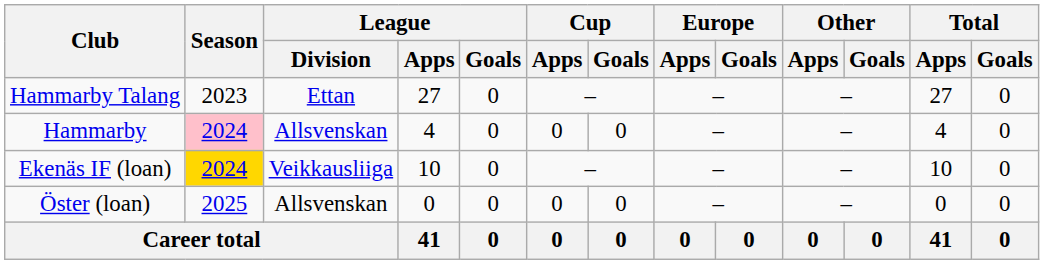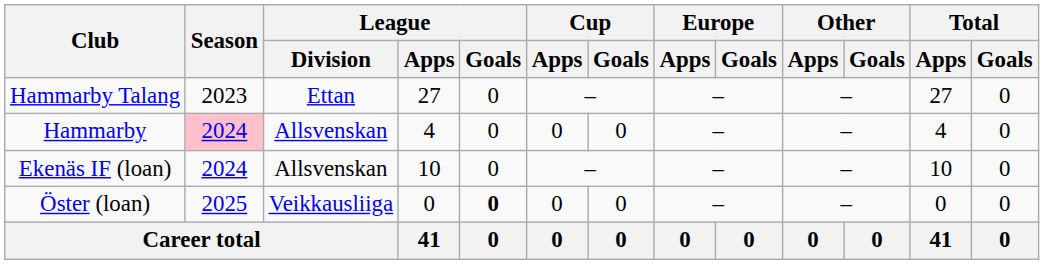(224, 167) gold background -> (224, 167) no background
(331, 167) Veikkausliiga -> (331, 167) Allsvenskan
(331, 204) Allsvenskan -> (331, 204) Veikkausliiga
(493, 204) normal -> (493, 204) bold
